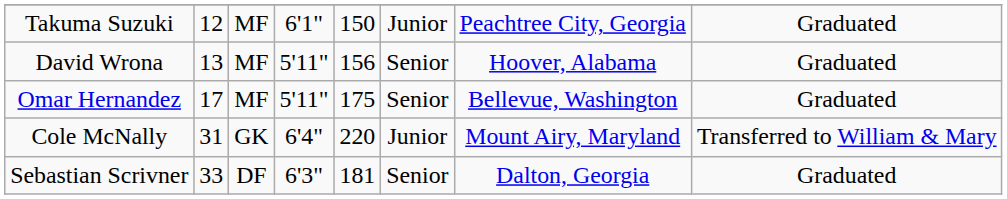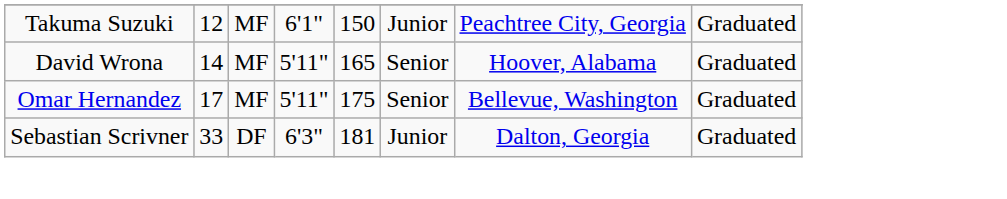(211, 61) 13 -> (211, 61) 14
(357, 61) 156 -> (357, 61) 165
- row: (99, 136)
(417, 174) Senior -> (417, 136) Junior
